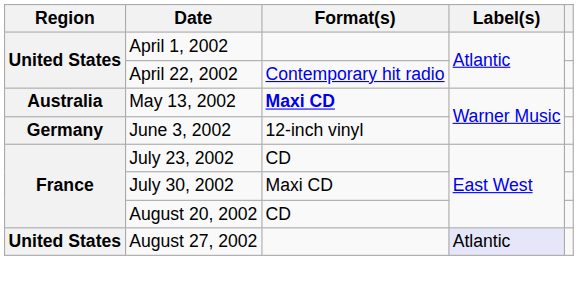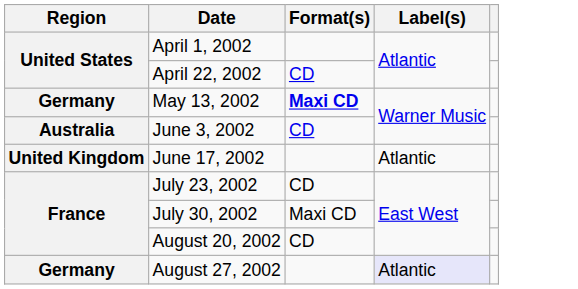(355, 74) Contemporary hit radio -> (302, 74) CD
(65, 102) Australia -> (77, 102) Germany
(65, 130) Germany -> (77, 130) Australia
(314, 130) 12-inch vinyl -> (302, 130) CD
+ row: (208, 158)
(65, 241) United States -> (77, 269) Germany
